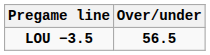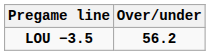(159, 39) 56.5 -> (159, 39) 56.2
